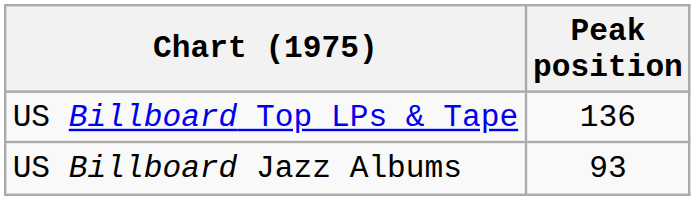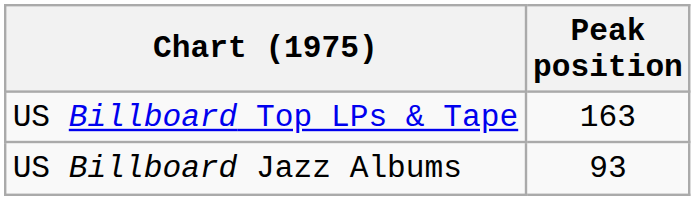(608, 117) 136 -> (608, 117) 163
